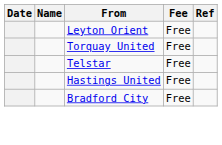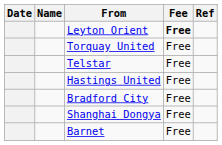(178, 30) normal -> (178, 30) bold
+ row: (114, 115)
+ row: (86, 132)
